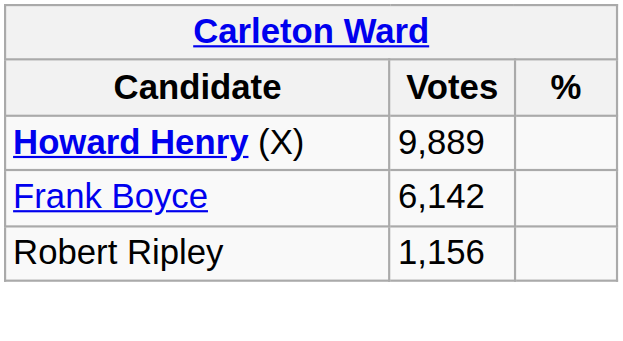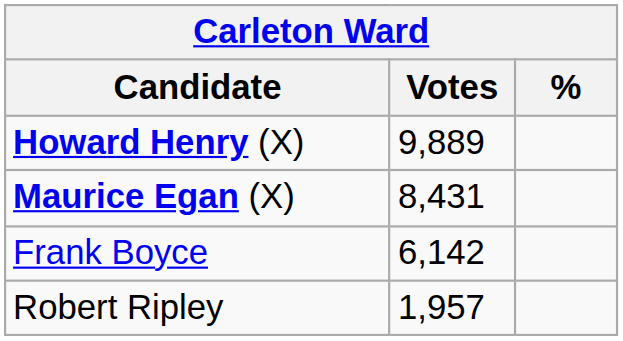+ row: (154, 197)
(441, 252) 1,156 -> (441, 307) 1,957
